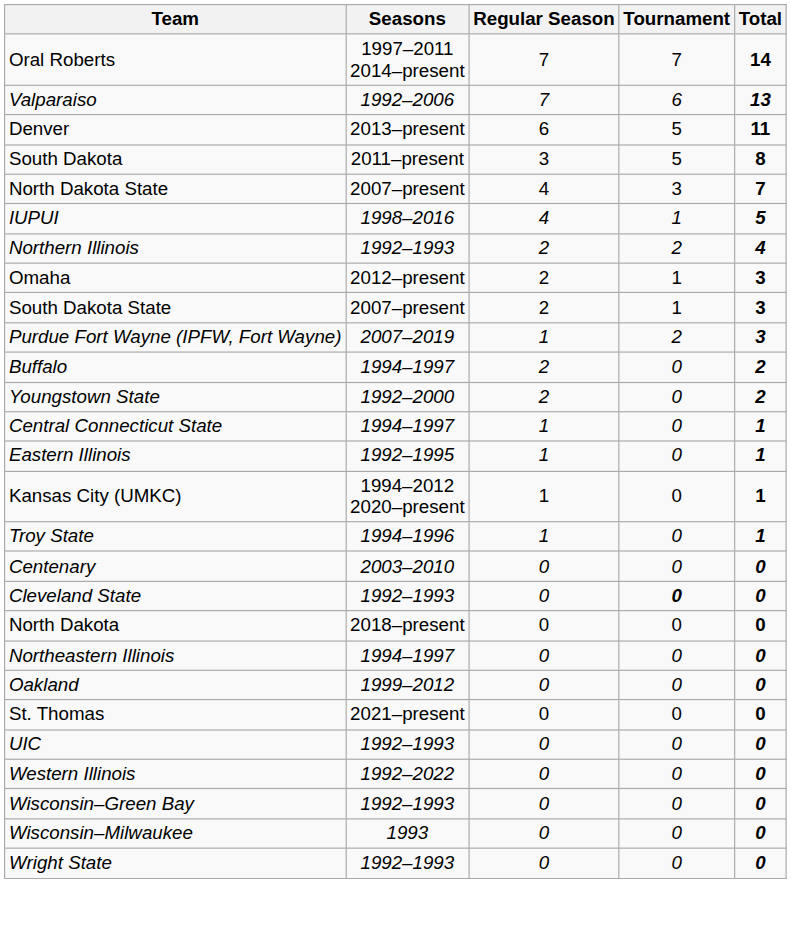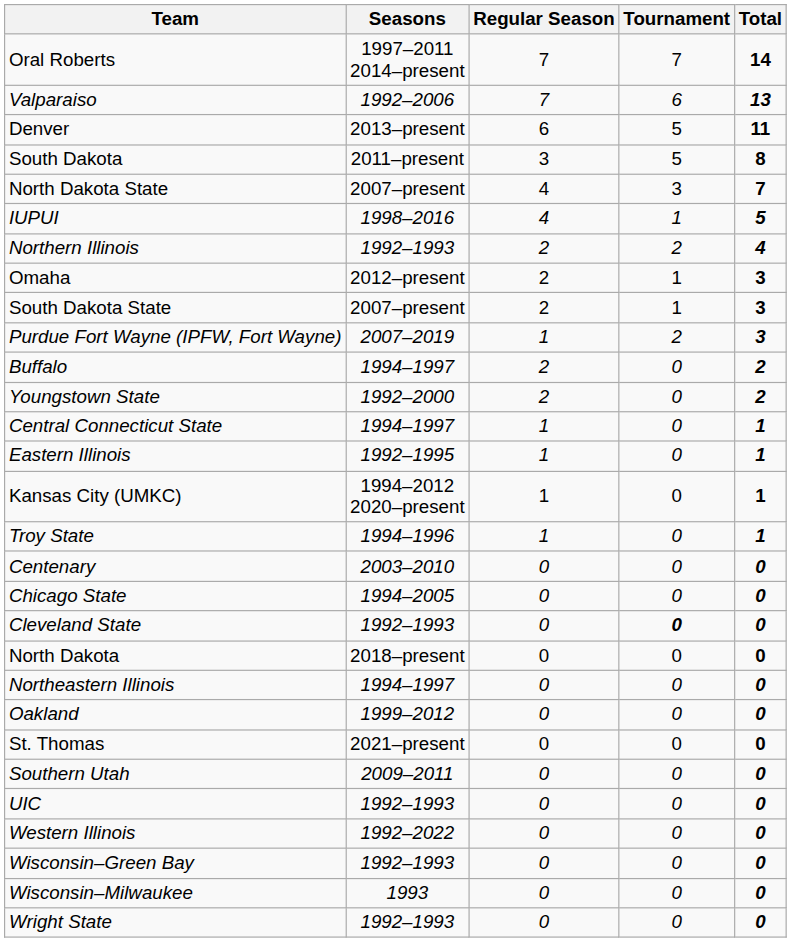+ row: (68, 595)
+ row: (69, 773)
